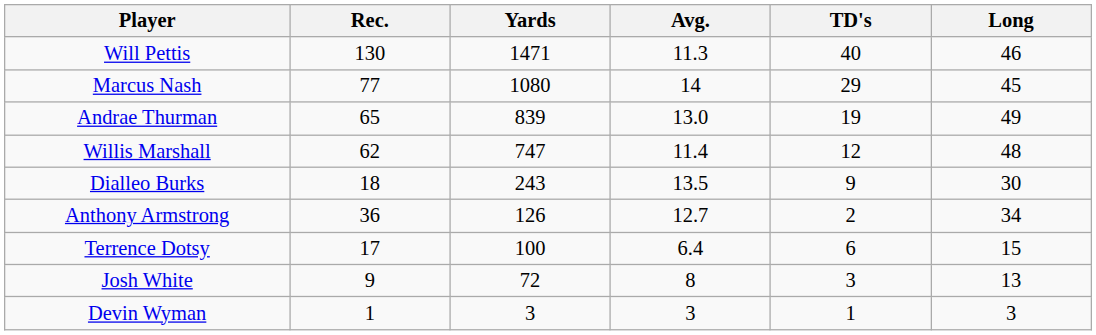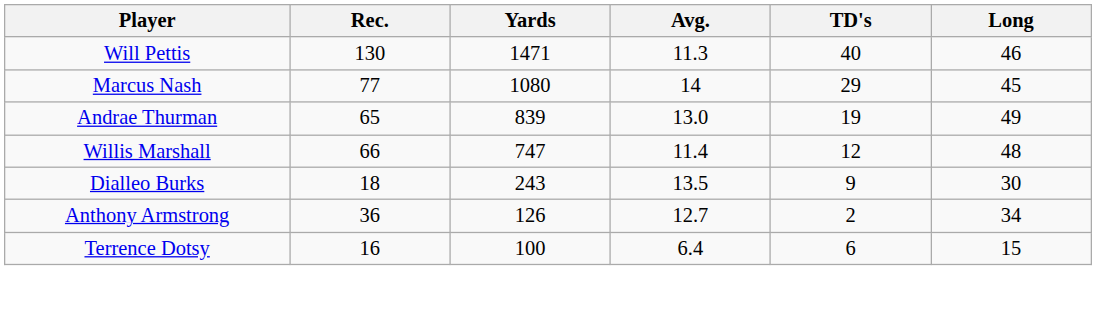(370, 150) 62 -> (370, 150) 66
(370, 248) 17 -> (370, 248) 16
- row: (147, 280)
- row: (147, 313)
